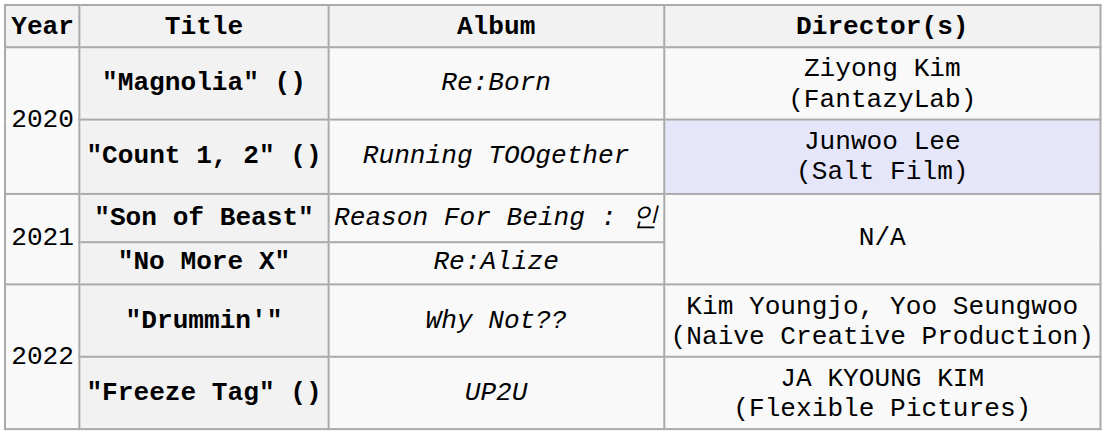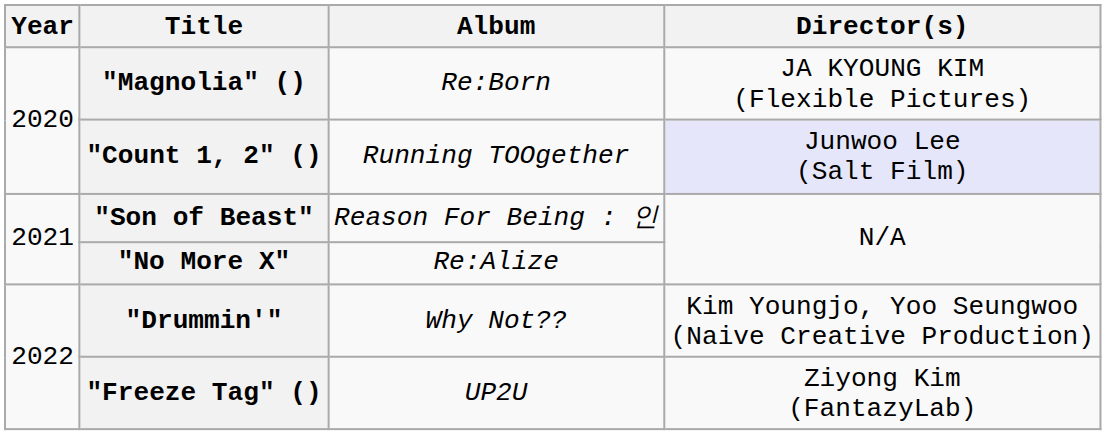(882, 84) Ziyong Kim (FantazyLab) -> (882, 84) JA KYOUNG KIM (Flexible Pictures)
(882, 393) JA KYOUNG KIM (Flexible Pictures) -> (882, 393) Ziyong Kim (FantazyLab)
